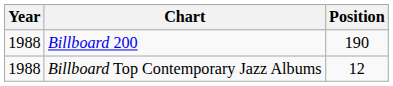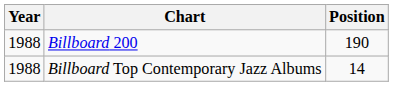(357, 68) 12 -> (357, 68) 14
